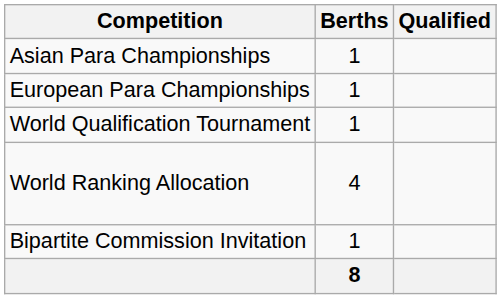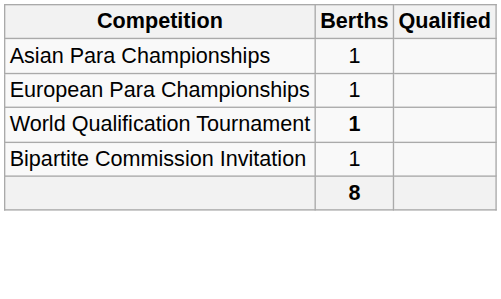(354, 124) normal -> (354, 124) bold
- row: (130, 182)
